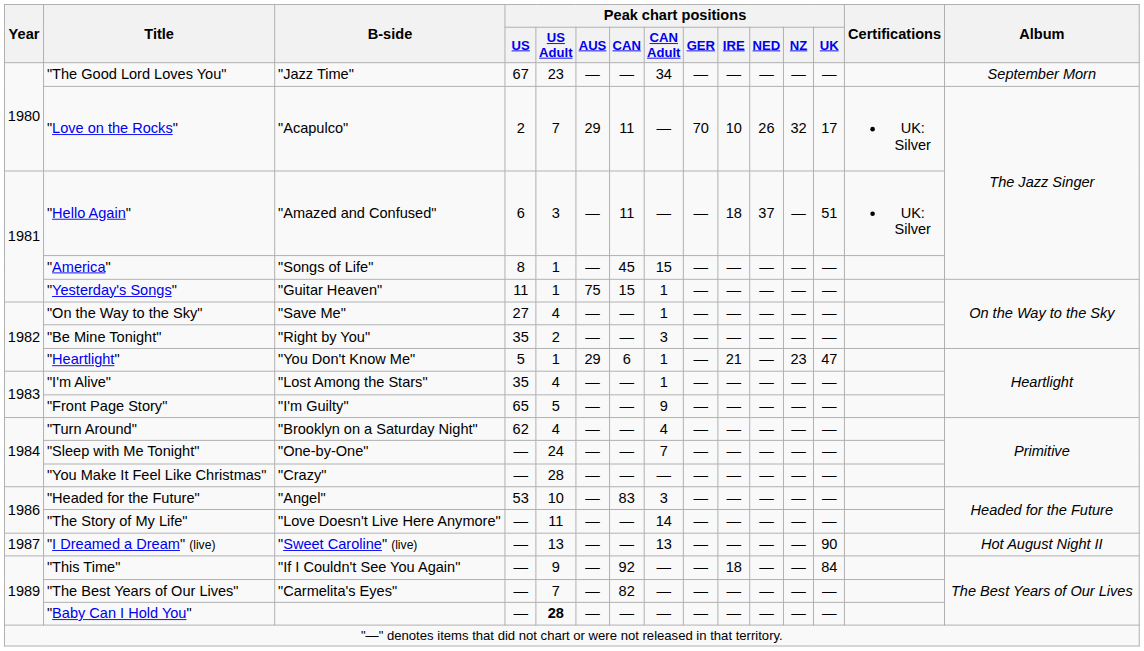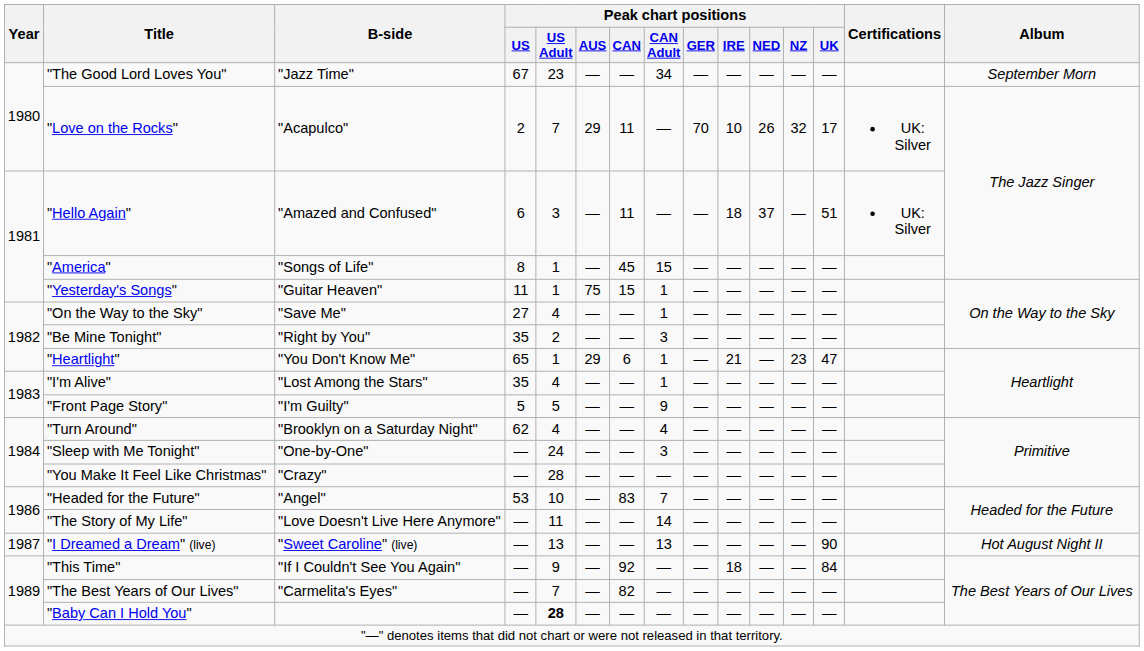(521, 359) 5 -> (521, 359) 65
(521, 405) 65 -> (521, 405) 5
(664, 452) 7 -> (664, 452) 3
(664, 498) 3 -> (664, 498) 7
